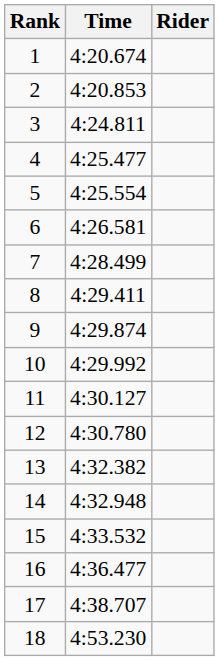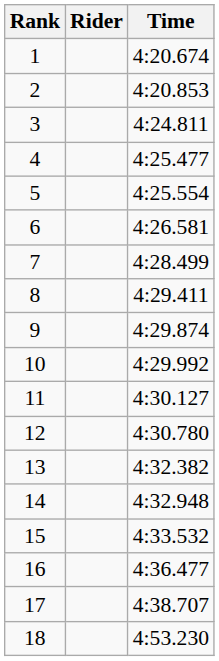columns swapped: (183, 21) <-> (108, 21)
